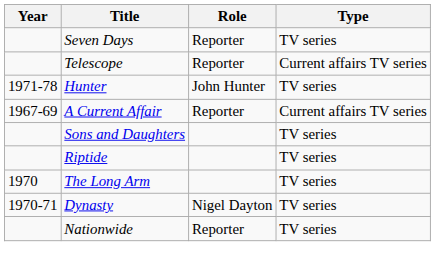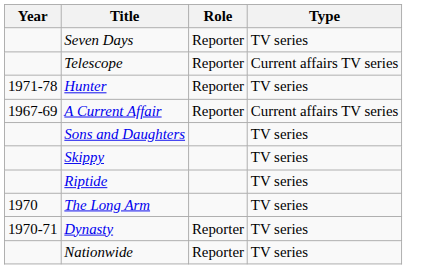(228, 87) John Hunter -> (218, 87) Reporter
+ row: (84, 157)
(232, 205) Nigel Dayton -> (218, 228) Reporter
